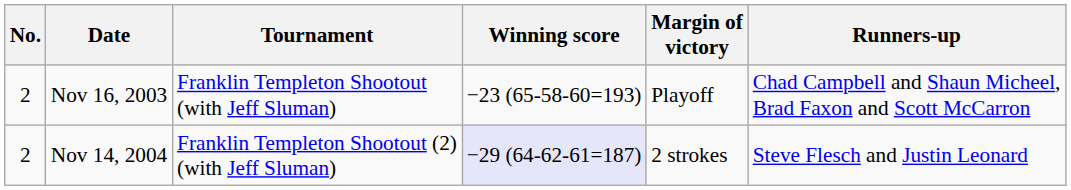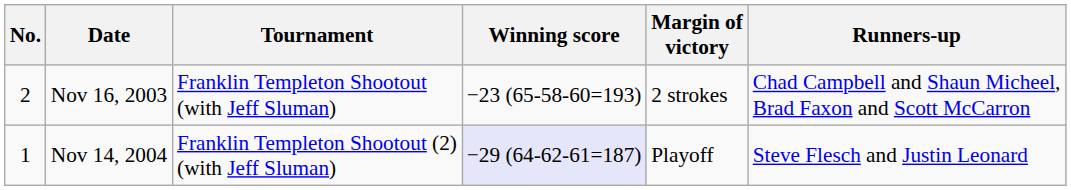(682, 95) Playoff -> (689, 95) 2 strokes
(25, 155) 2 -> (25, 155) 1
(689, 155) 2 strokes -> (682, 155) Playoff
